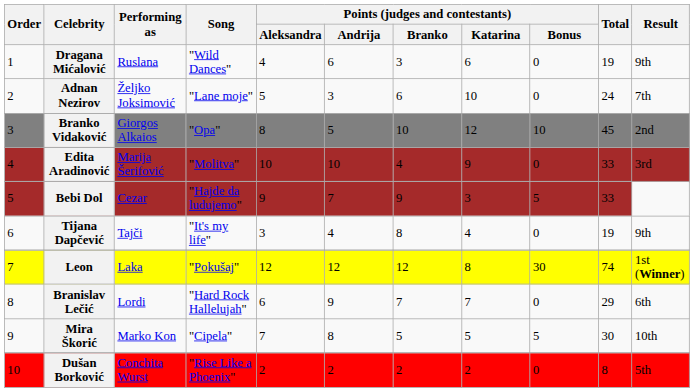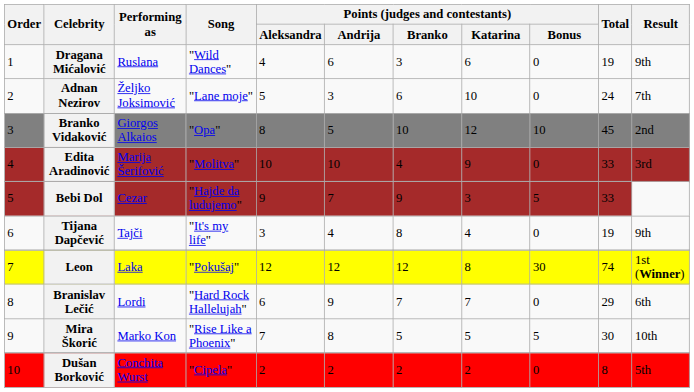(211, 335) "Cipela" -> (220, 335) "Rise Like a Phoenix"
(220, 370) "Rise Like a Phoenix" -> (211, 370) "Cipela"
